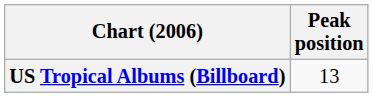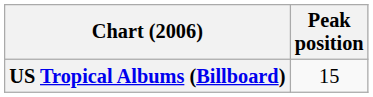(329, 75) 13 -> (329, 75) 15
